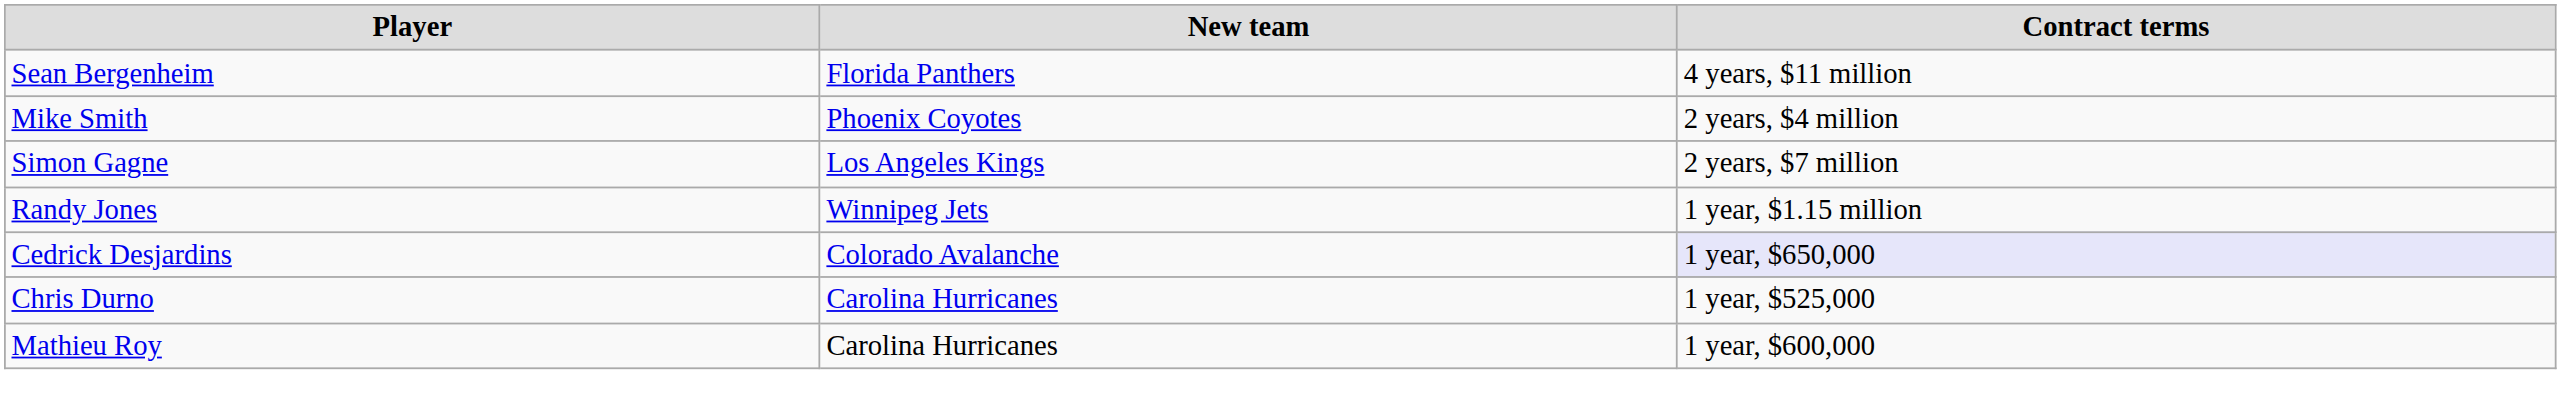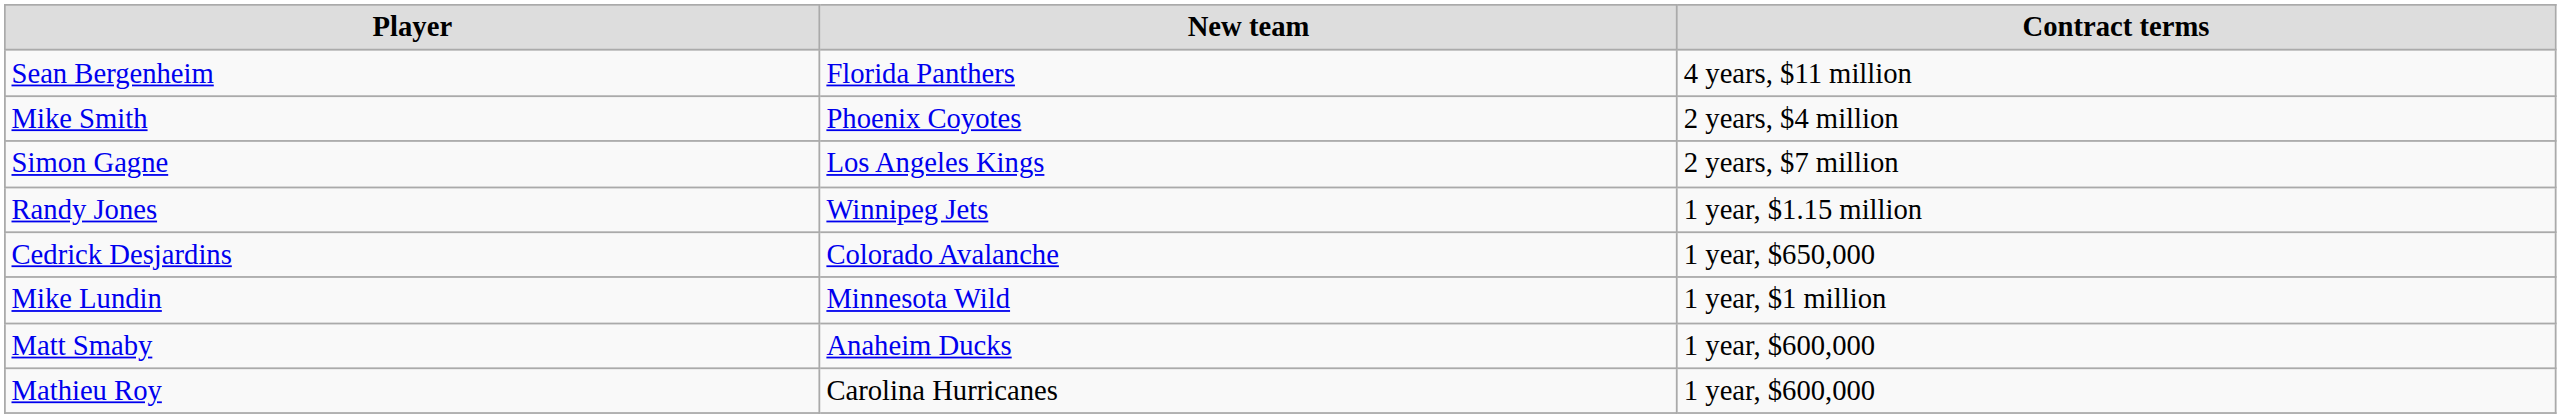(1779, 254) lavender background -> (1779, 254) no background
+ row: (87, 299)
+ row: (82, 345)
- row: (83, 299)
